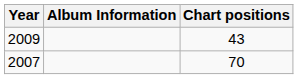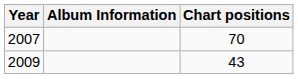rows swapped: (24, 62) <-> (24, 39)
